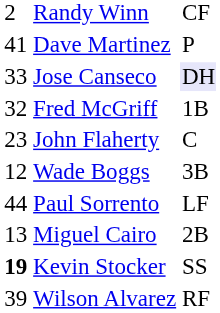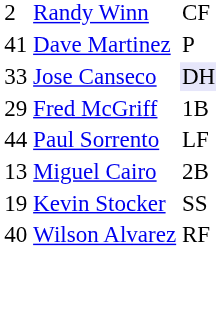(16, 108) 32 -> (16, 108) 29
- row: (96, 139)
- row: (91, 171)
(16, 266) bold -> (16, 203) normal
(16, 298) 39 -> (16, 234) 40
